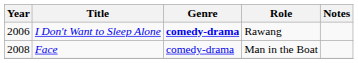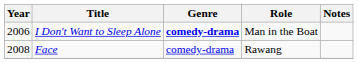(263, 31) Rawang -> (281, 31) Man in the Boat
(281, 49) Man in the Boat -> (263, 49) Rawang
